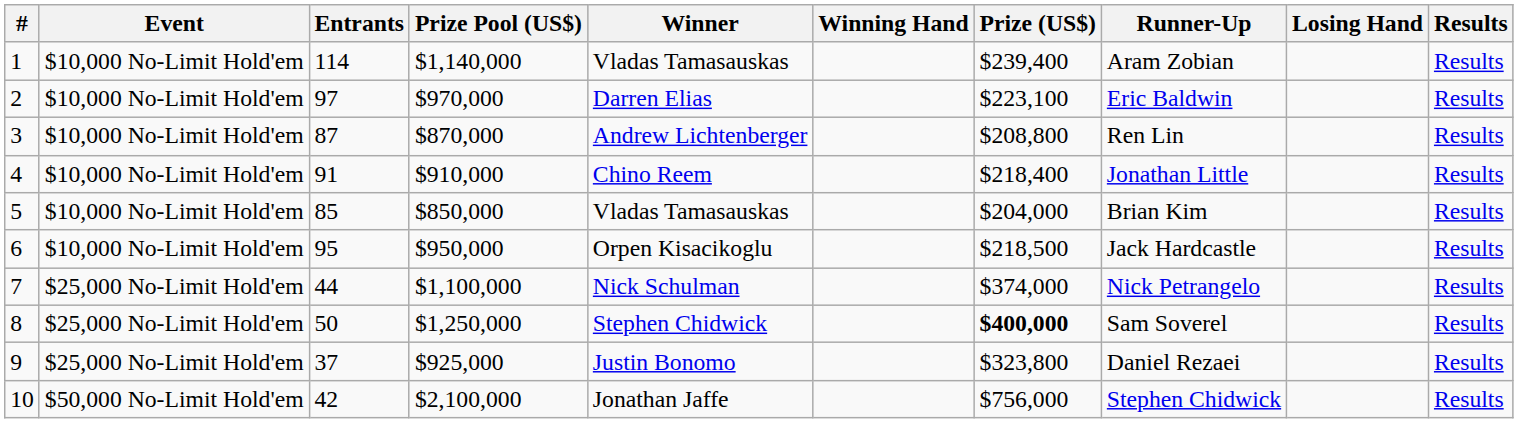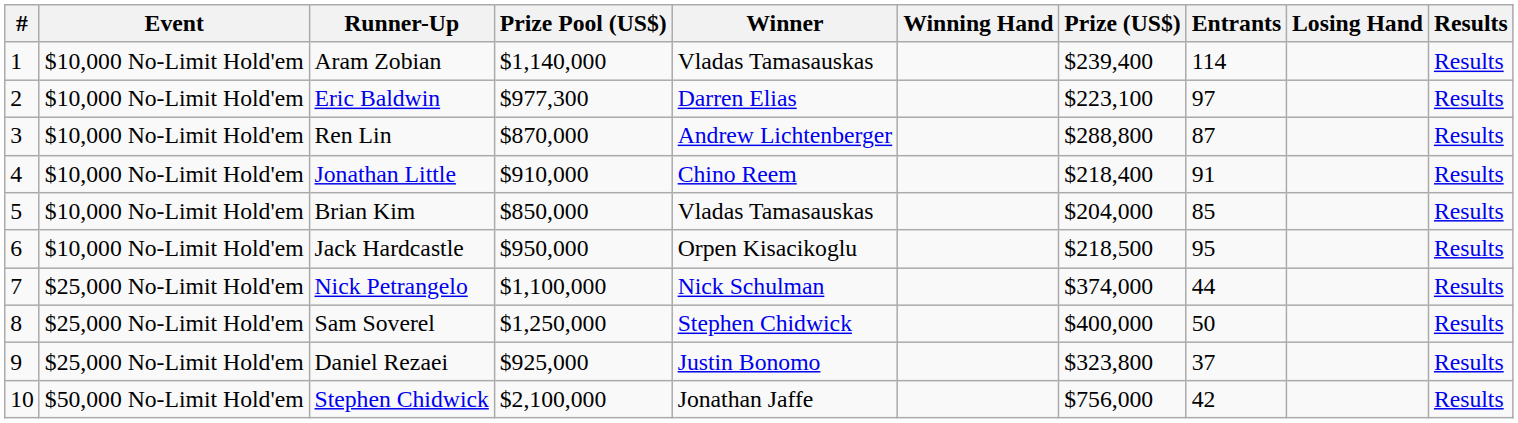columns swapped: (359, 23) <-> (1194, 23)
(459, 98) $970,000 -> (544, 98) $977,300
(1024, 135) $208,800 -> (1109, 135) $288,800
(1024, 323) bold -> (1109, 323) normal
